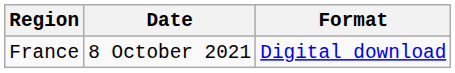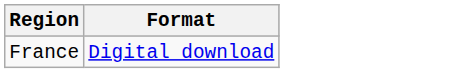- column: (170, 21)
